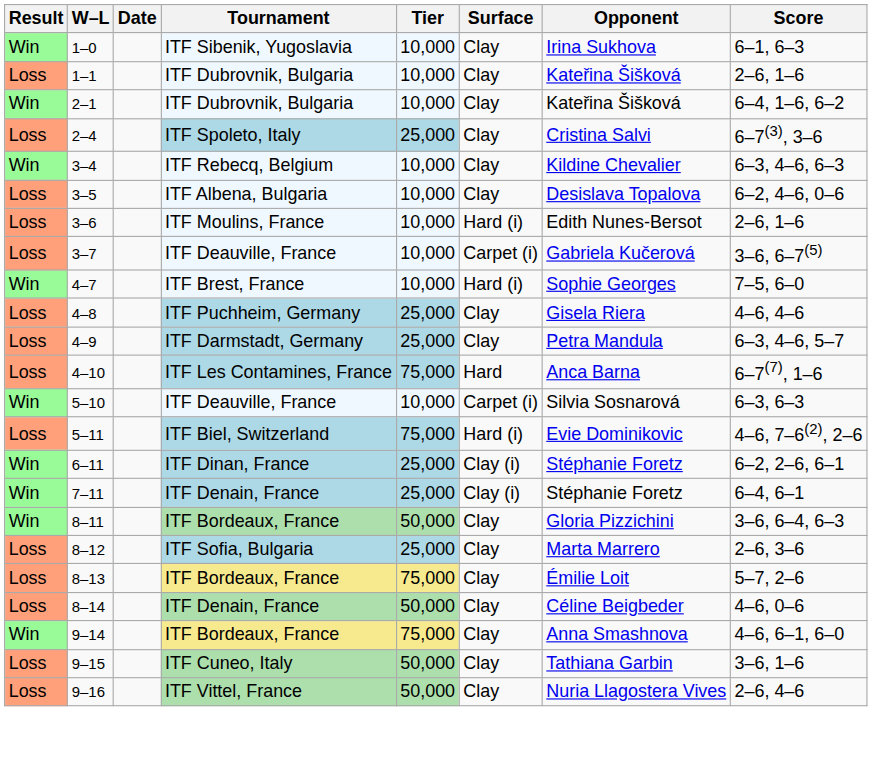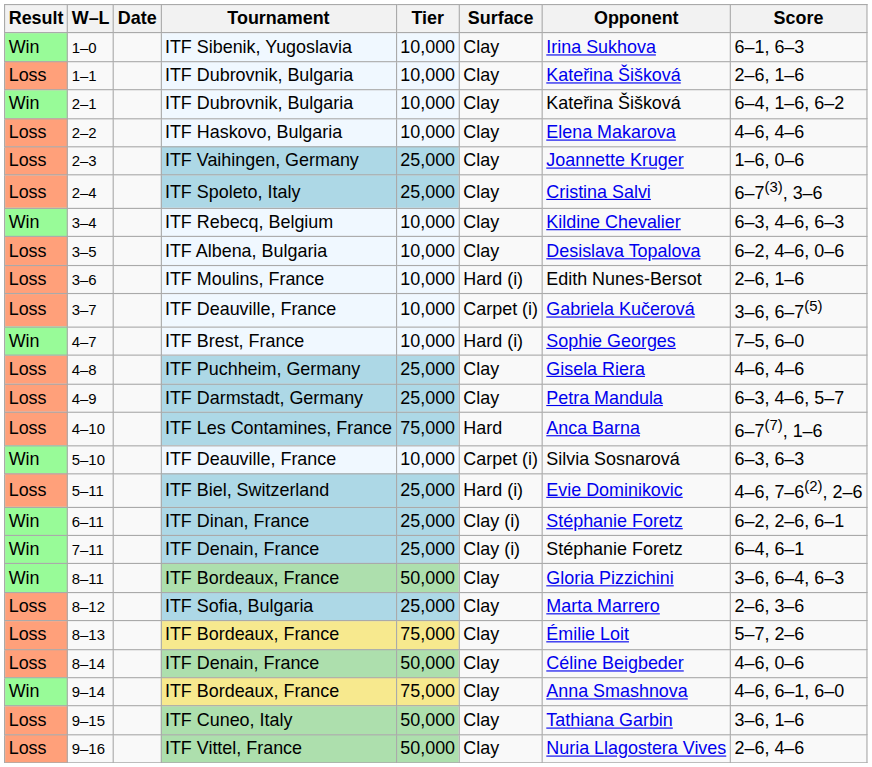+ row: (84, 133)
+ row: (84, 161)
(428, 433) 75,000 -> (428, 490) 25,000
